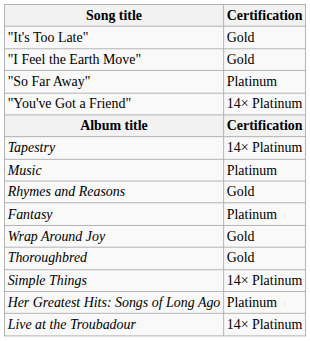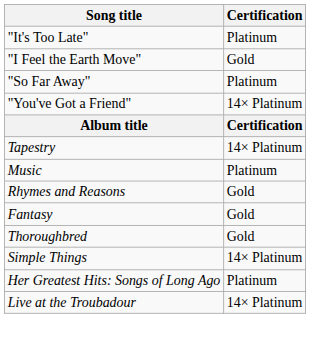(241, 37) Gold -> (252, 37) Platinum
(252, 214) Platinum -> (241, 214) Gold
- row: (56, 236)
